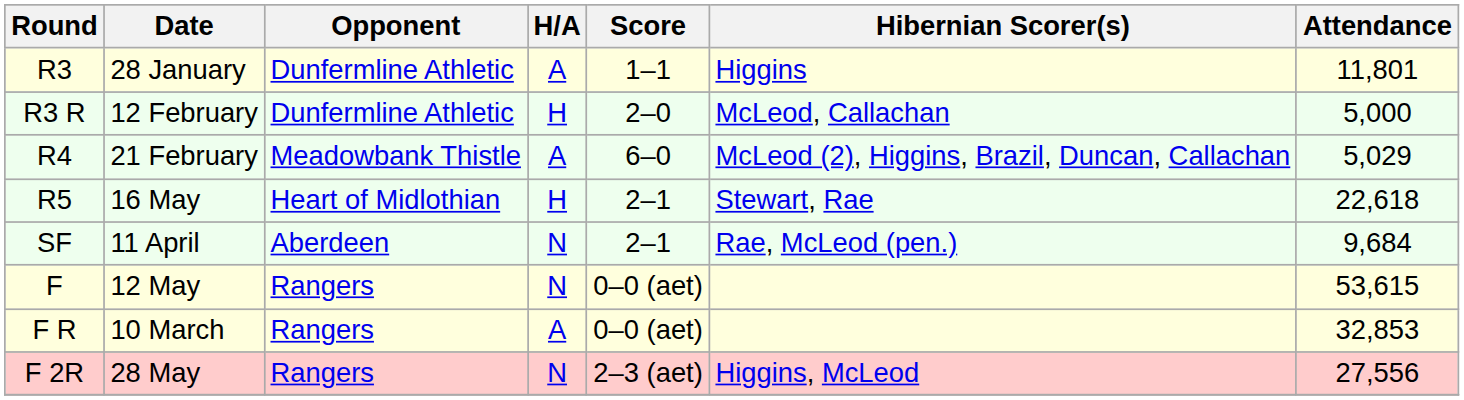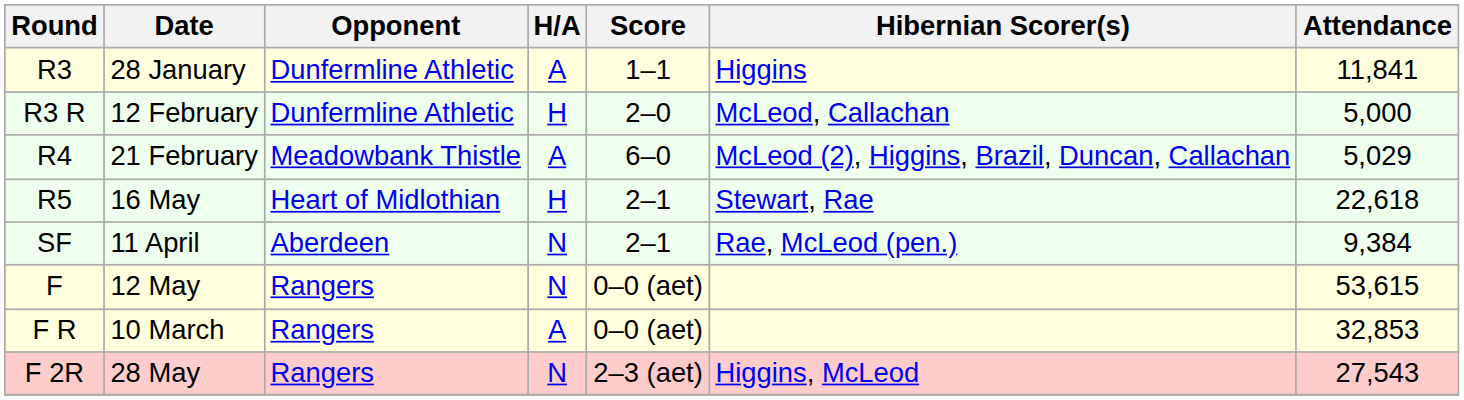(1377, 69) 11,801 -> (1377, 69) 11,841
(1377, 243) 9,684 -> (1377, 243) 9,384
(1377, 373) 27,556 -> (1377, 373) 27,543
